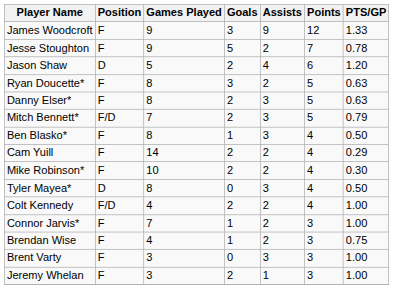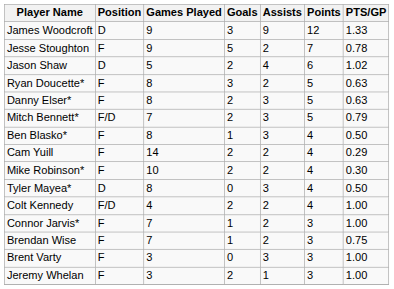(101, 30) F -> (102, 30) D
(357, 65) 1.20 -> (357, 65) 1.02
(149, 240) 4 -> (149, 240) 7
